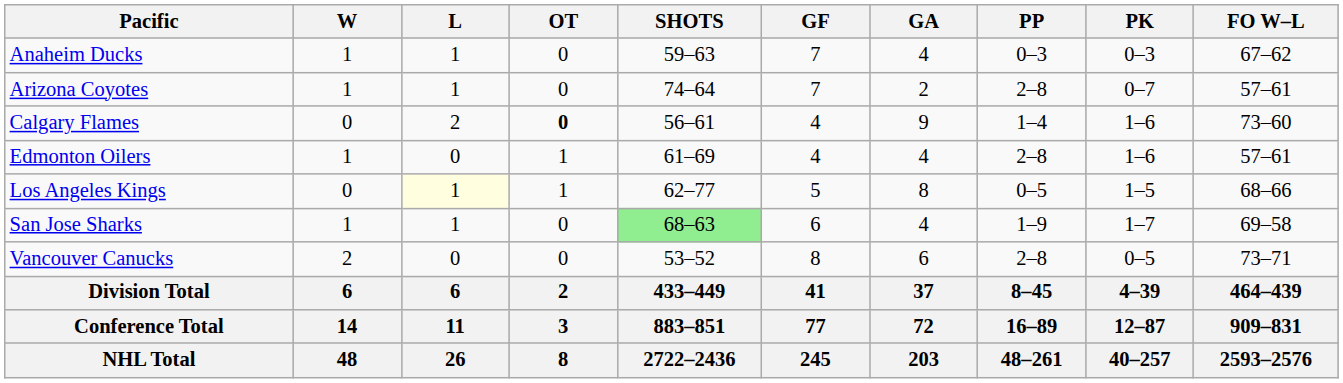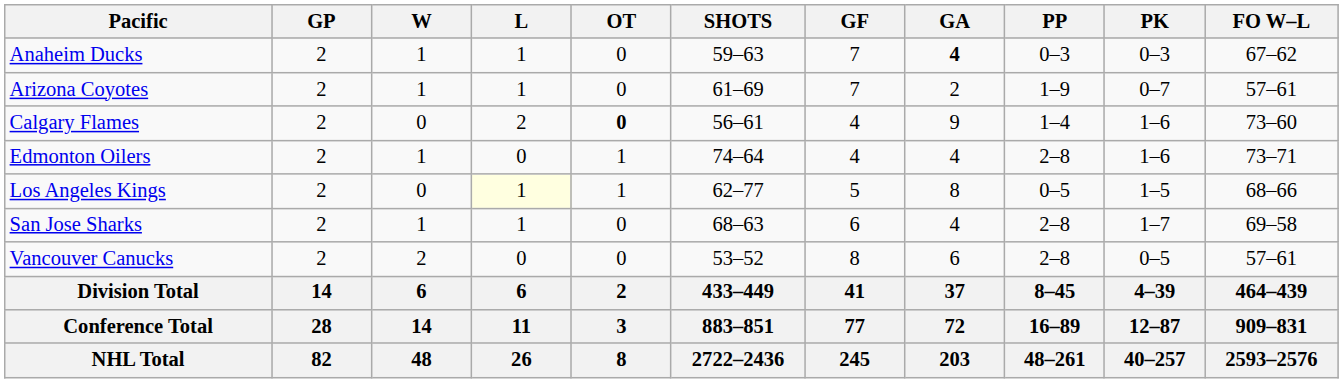+ column: (321, 21)
(924, 54) normal -> (955, 54) bold
(689, 88) 74–64 -> (738, 88) 61–69
(1032, 88) 2–8 -> (1055, 88) 1–9
(689, 156) 61–69 -> (738, 156) 74–64
(1266, 156) 57–61 -> (1271, 156) 73–71
(689, 224) lightgreen background -> (738, 224) no background
(1032, 224) 1–9 -> (1055, 224) 2–8
(1266, 258) 73–71 -> (1271, 258) 57–61
